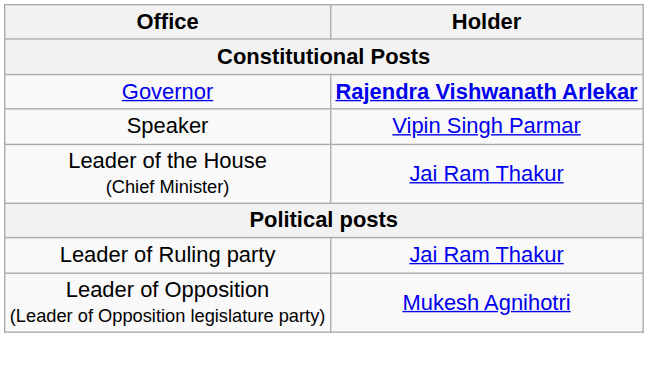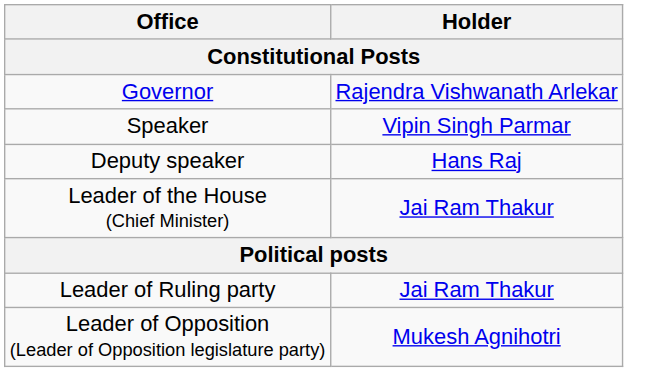(487, 91) bold -> (477, 91) normal
+ row: (168, 160)
